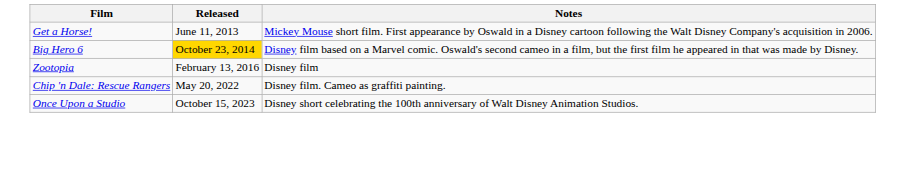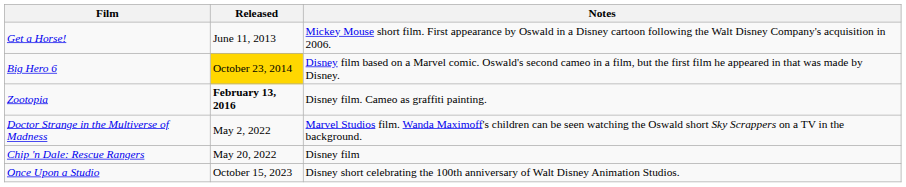(217, 67) normal -> (244, 99) bold
(291, 67) Disney film -> (396, 99) Disney film. Cameo as graffiti painting.
+ row: (88, 130)
(355, 85) Disney film. Cameo as graffiti painting. -> (333, 154) Disney film
